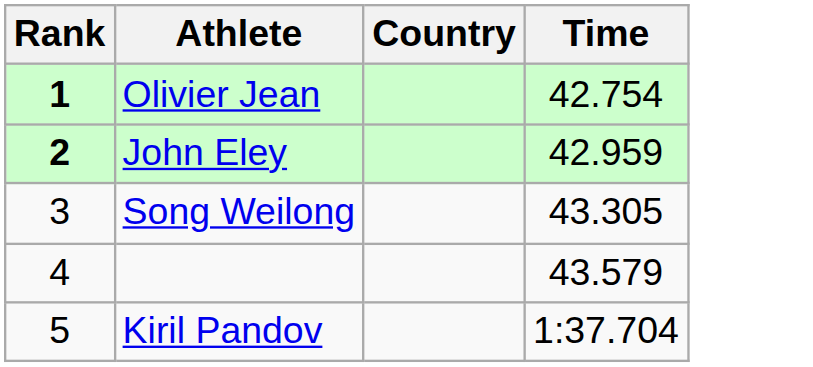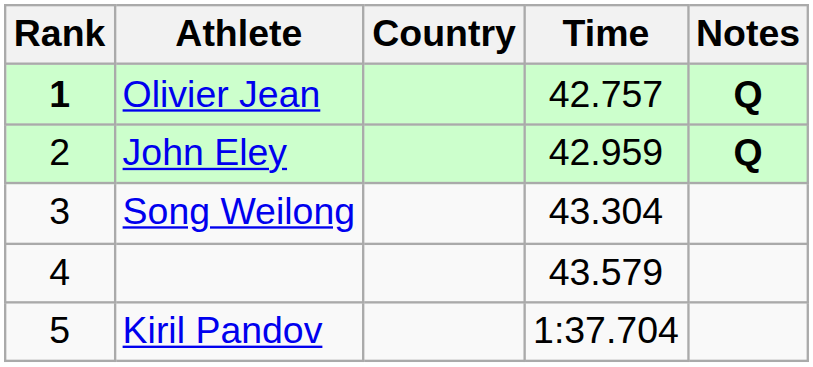+ column: (748, 34)
(606, 93) 42.754 -> (606, 93) 42.757
(60, 152) bold -> (60, 152) normal
(606, 212) 43.305 -> (606, 212) 43.304
